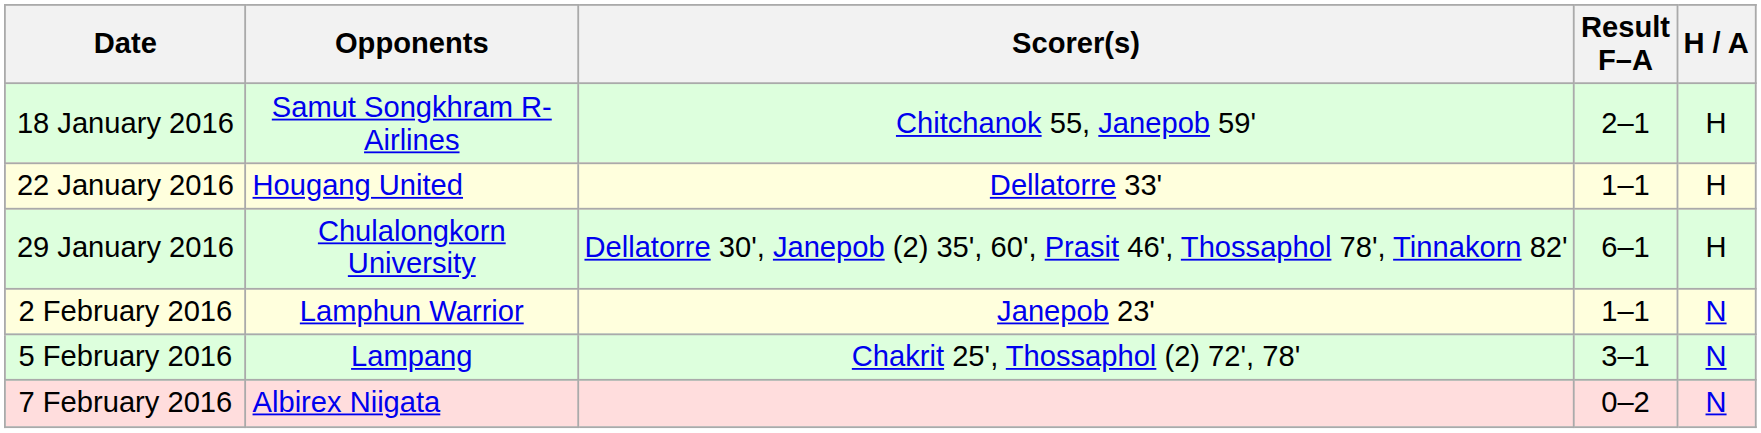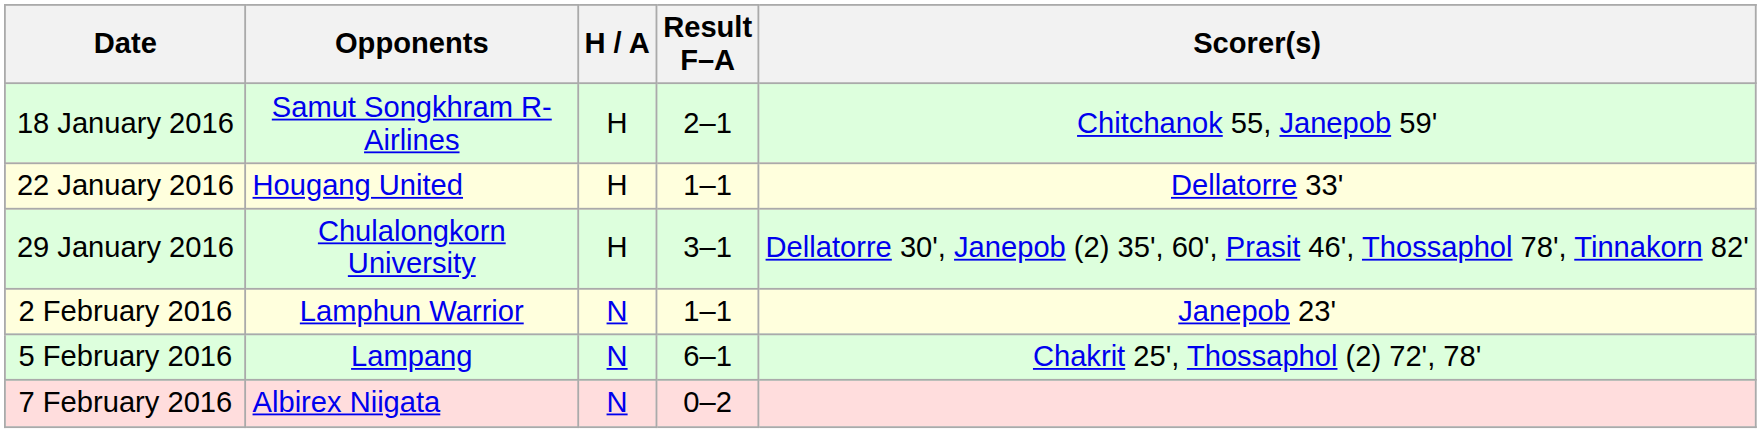columns swapped: (1716, 43) <-> (1076, 43)
(1625, 248) 6–1 -> (708, 248) 3–1
(1625, 356) 3–1 -> (708, 356) 6–1
